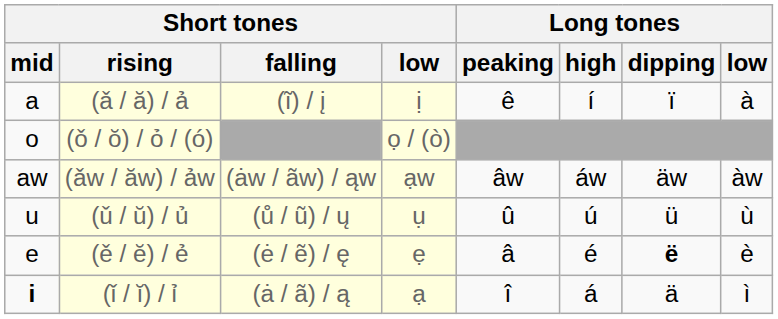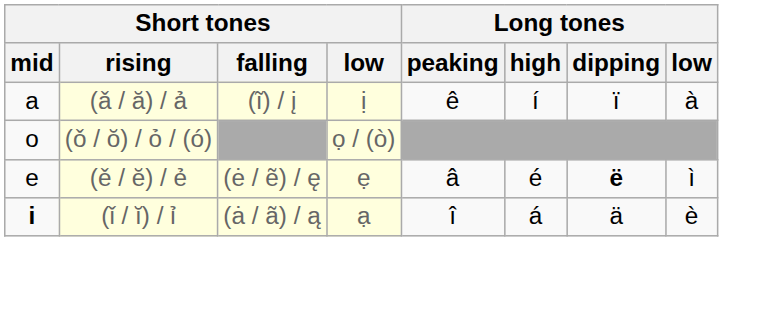- row: (140, 178)
- row: (140, 216)
(747, 255) è -> (692, 178) ì
(747, 293) ì -> (692, 216) è
